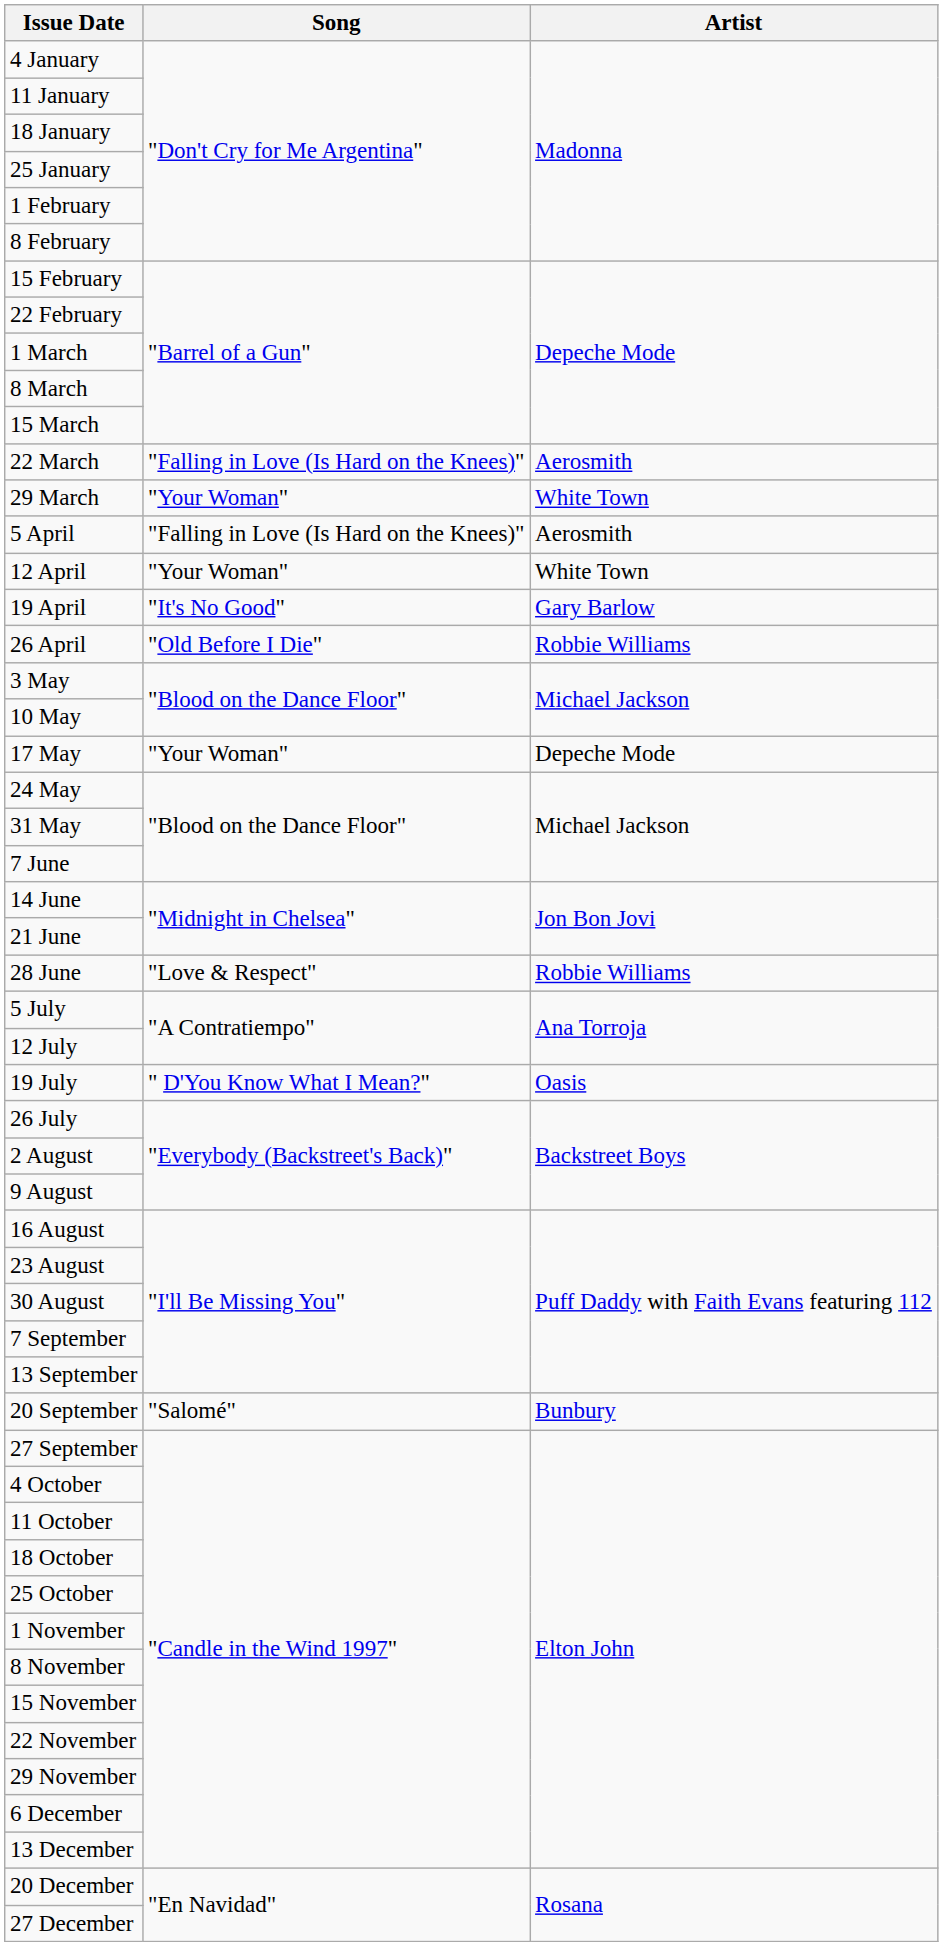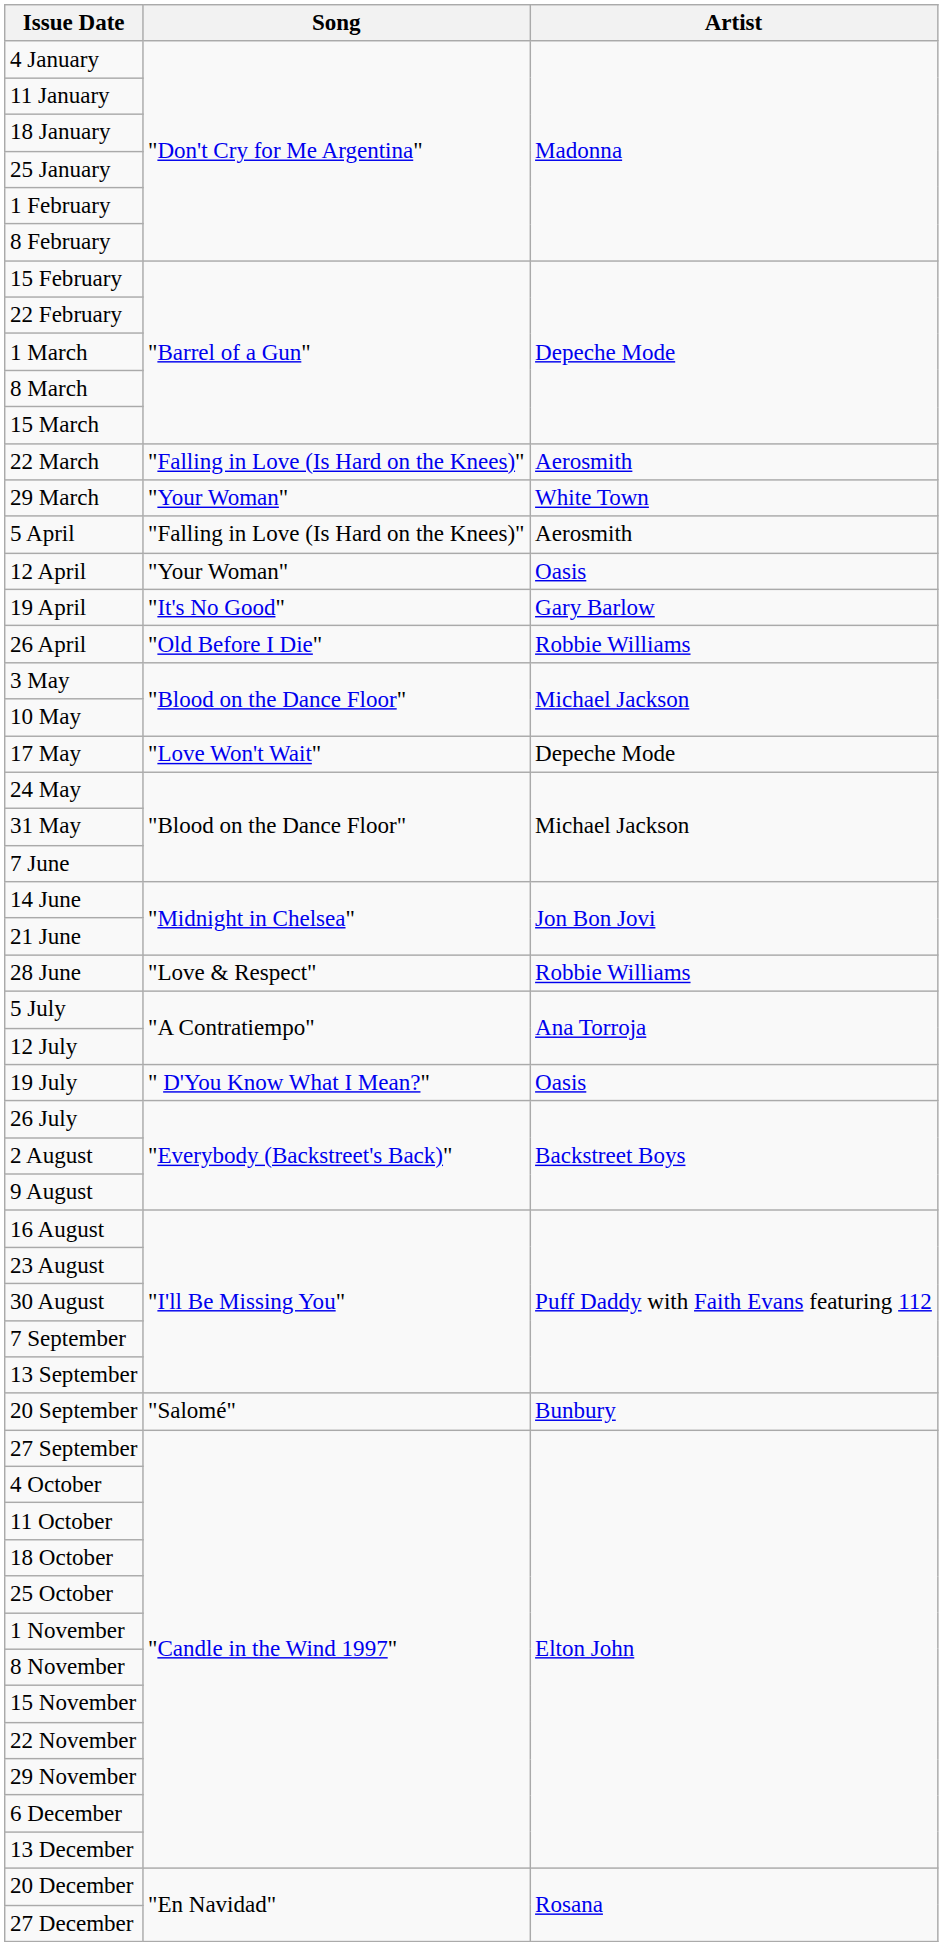(592, 570) White Town -> (561, 570) Oasis
(218, 753) "Your Woman" -> (235, 753) "Love Won't Wait"
